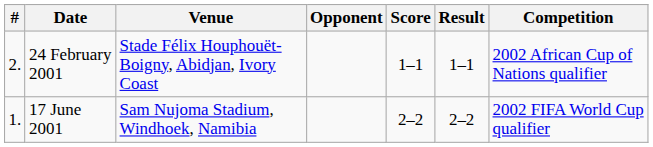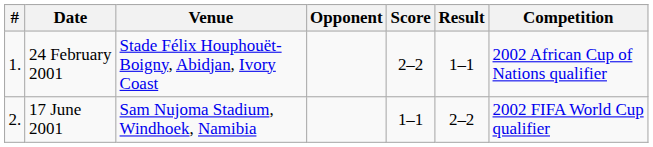(15, 63) 2. -> (15, 63) 1.
(411, 63) 1–1 -> (411, 63) 2–2
(15, 119) 1. -> (15, 119) 2.
(411, 119) 2–2 -> (411, 119) 1–1
